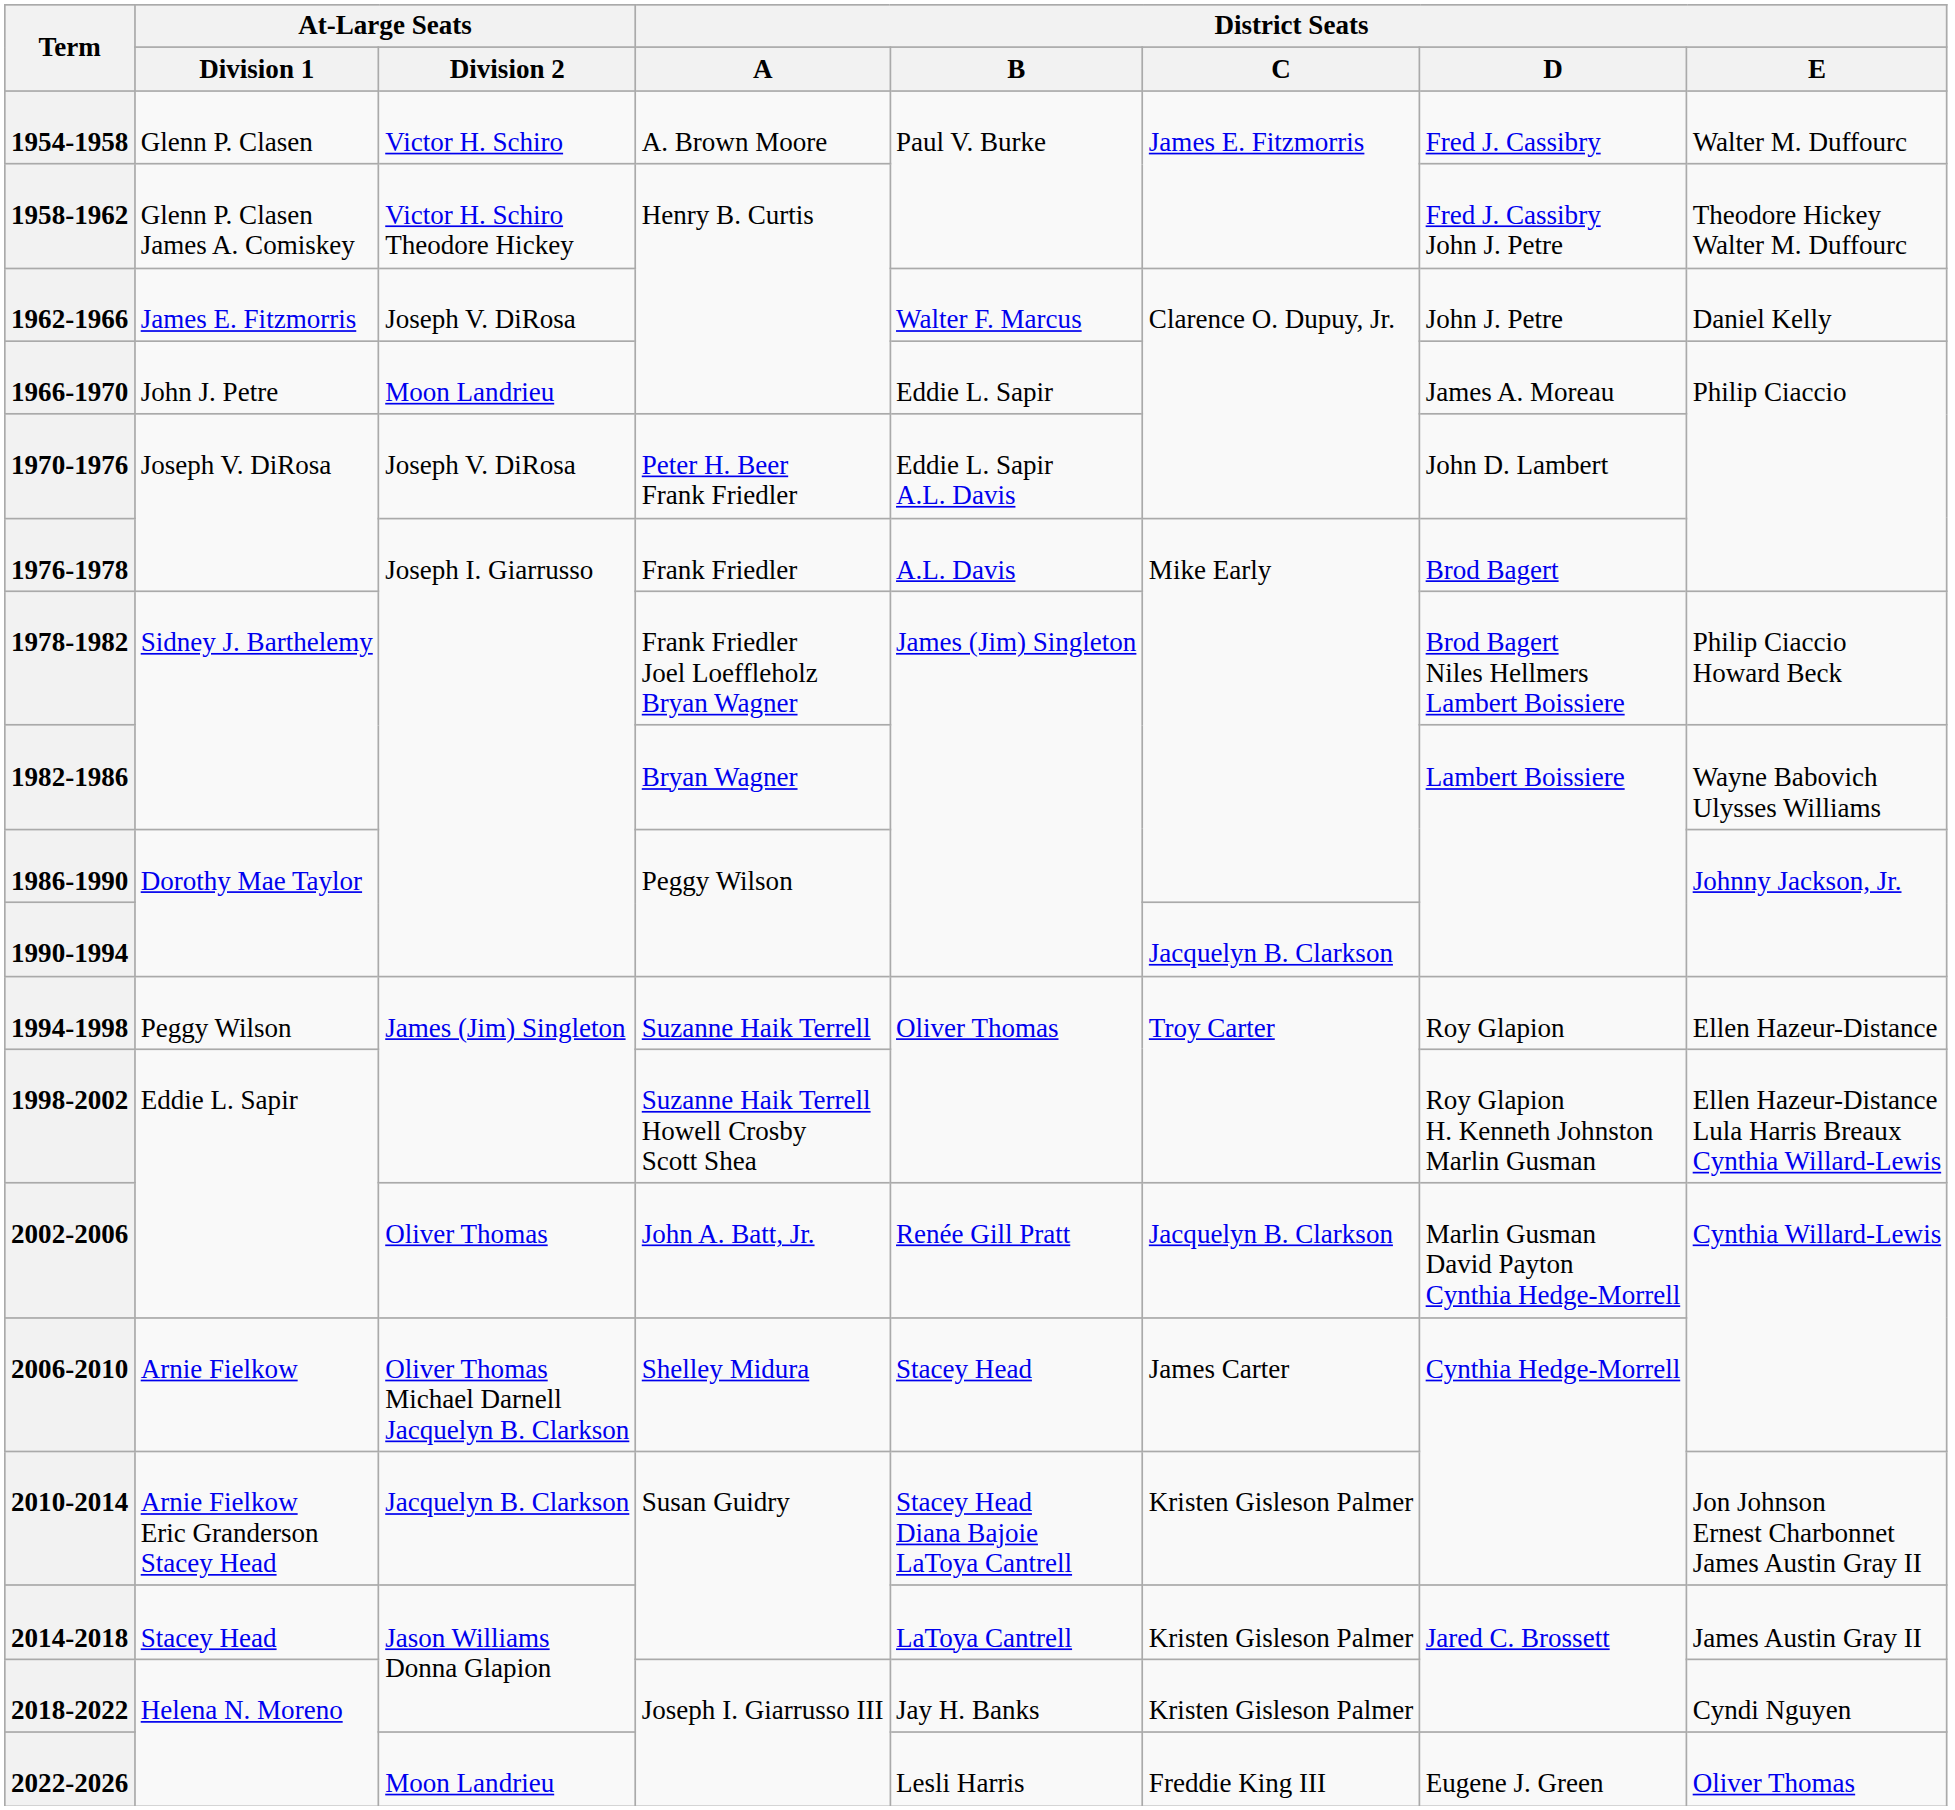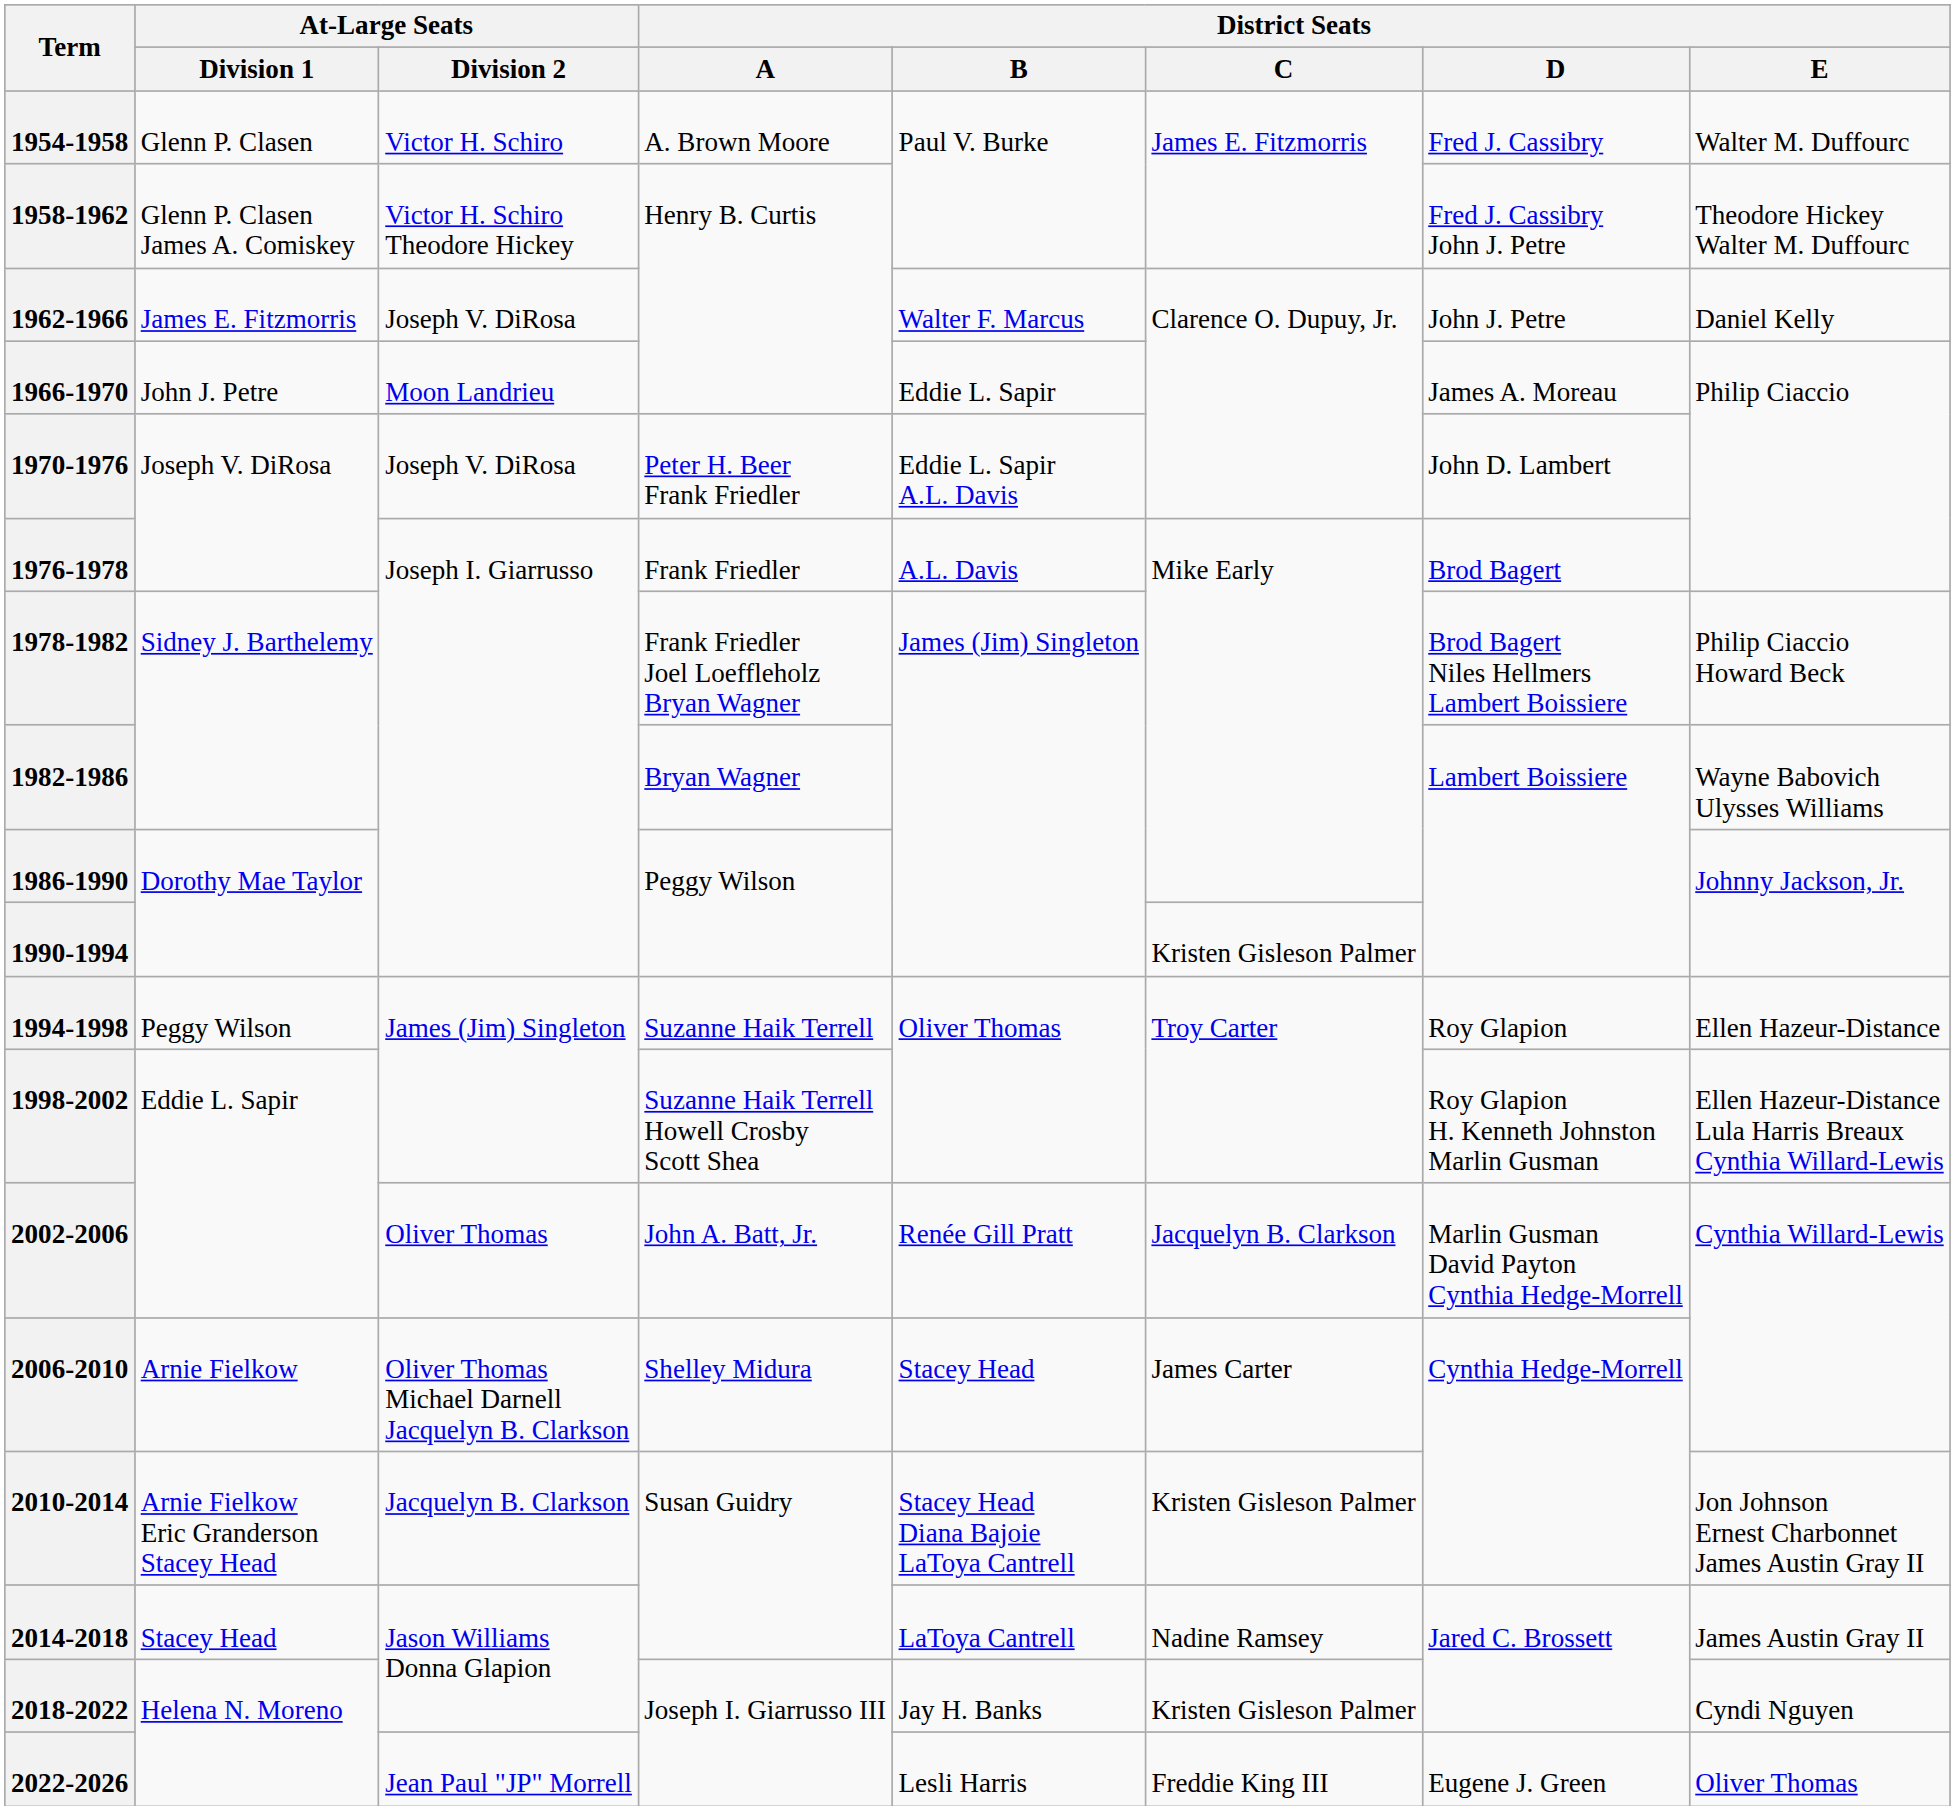(1271, 953) Jacquelyn B. Clarkson -> (1284, 953) Kristen Gisleson Palmer
(1281, 1637) Kristen Gisleson Palmer -> (1237, 1637) Nadine Ramsey
(470, 1783) Moon Landrieu -> (509, 1783) Jean Paul "JP" Morrell
